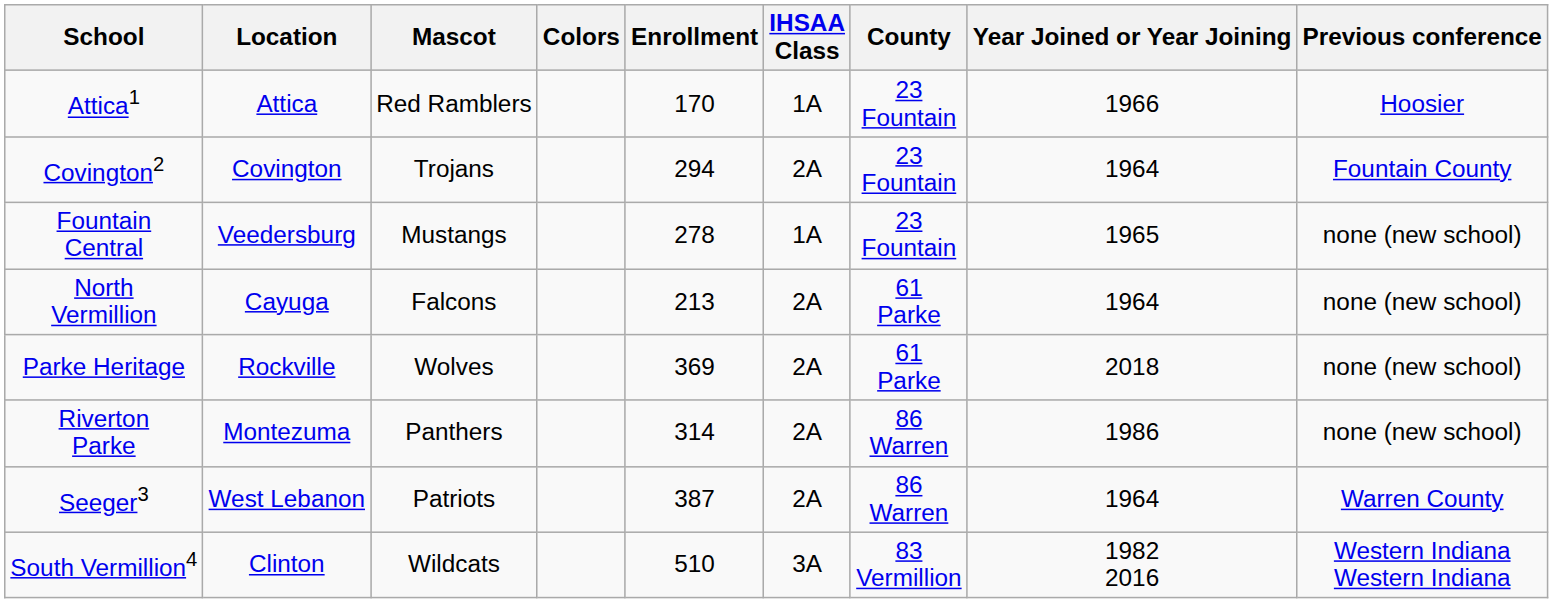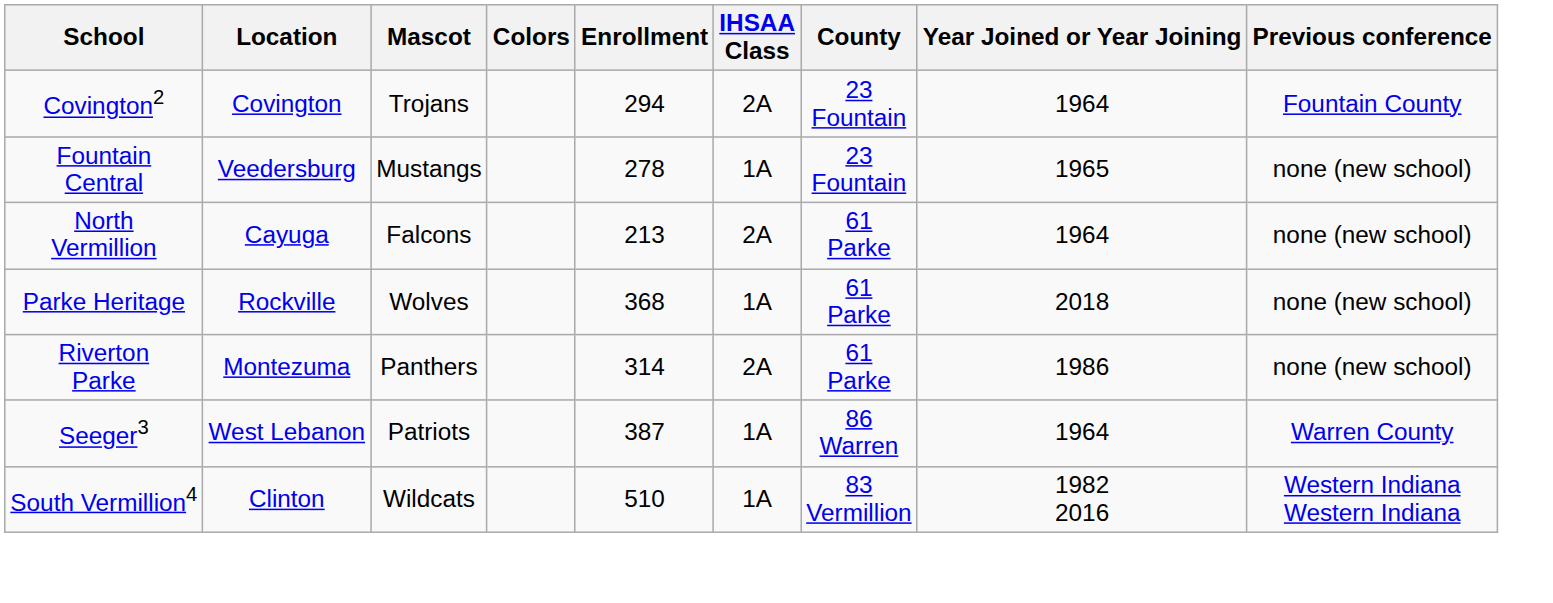- row: (104, 103)
(695, 367) 369 -> (645, 301) 368
(807, 367) 2A -> (757, 301) 1A
(909, 433) 86 Warren -> (859, 367) 61 Parke
(807, 498) 2A -> (757, 433) 1A
(807, 564) 3A -> (757, 498) 1A
